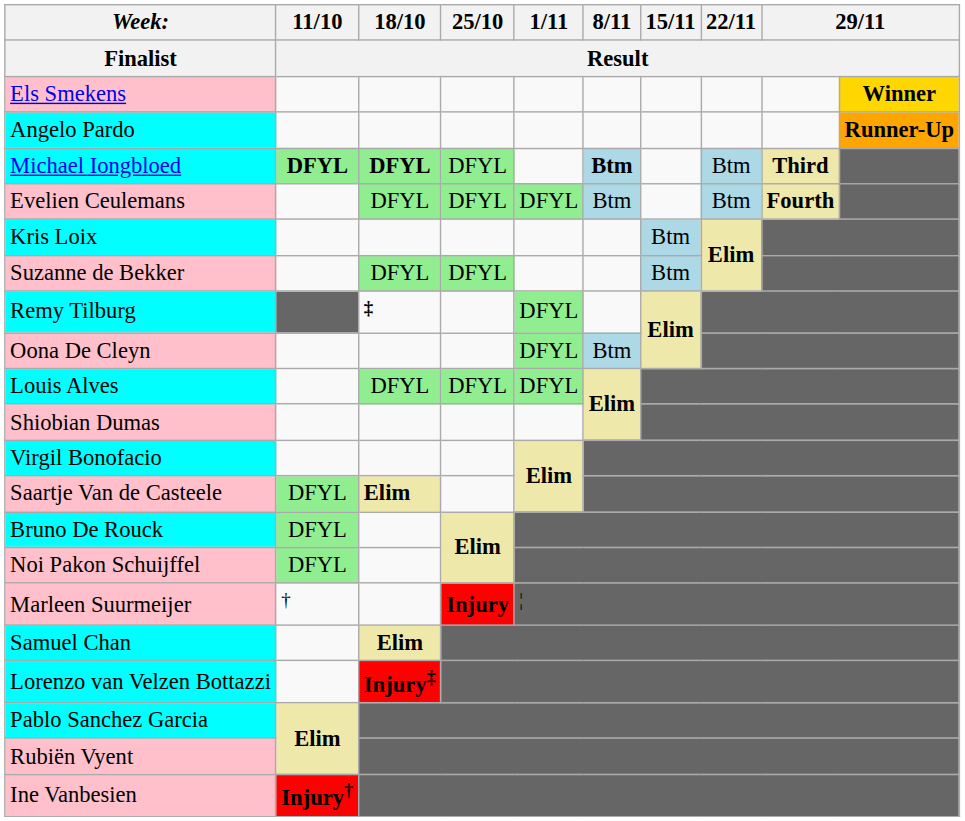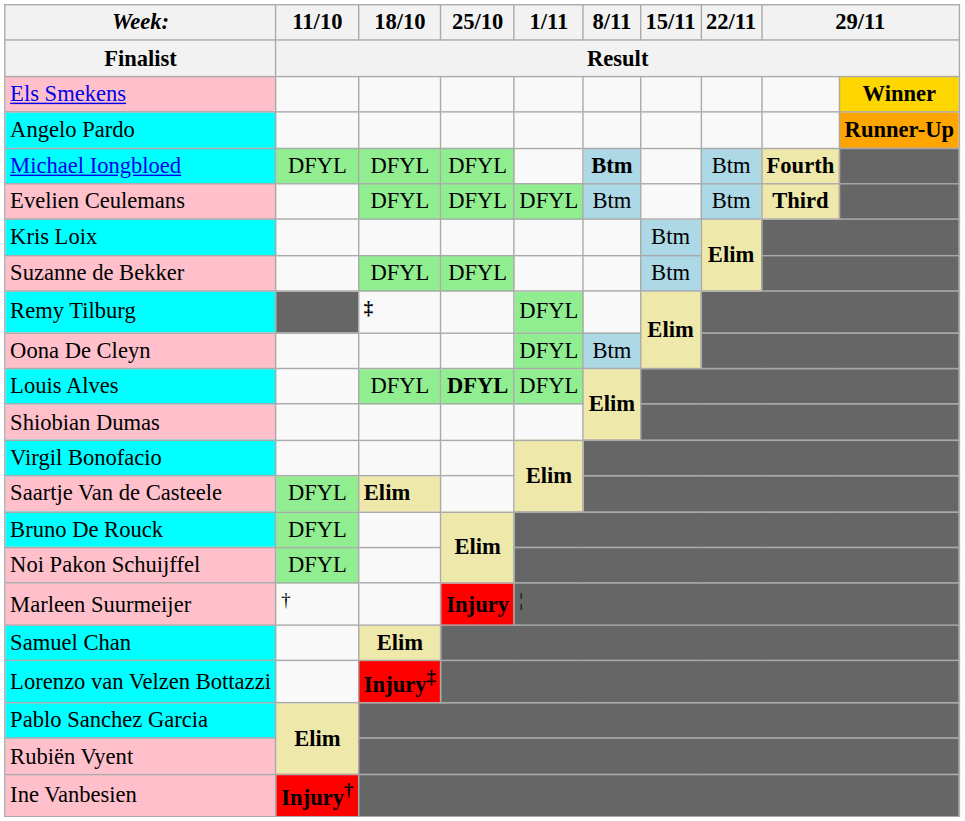(317, 165) bold -> (317, 165) normal
(400, 165) bold -> (400, 165) normal
(800, 165) Third -> (800, 165) Fourth
(800, 201) Fourth -> (800, 201) Third
(478, 386) normal -> (478, 386) bold
